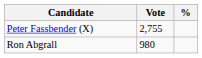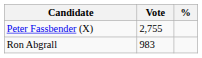(147, 45) 980 -> (147, 45) 983
